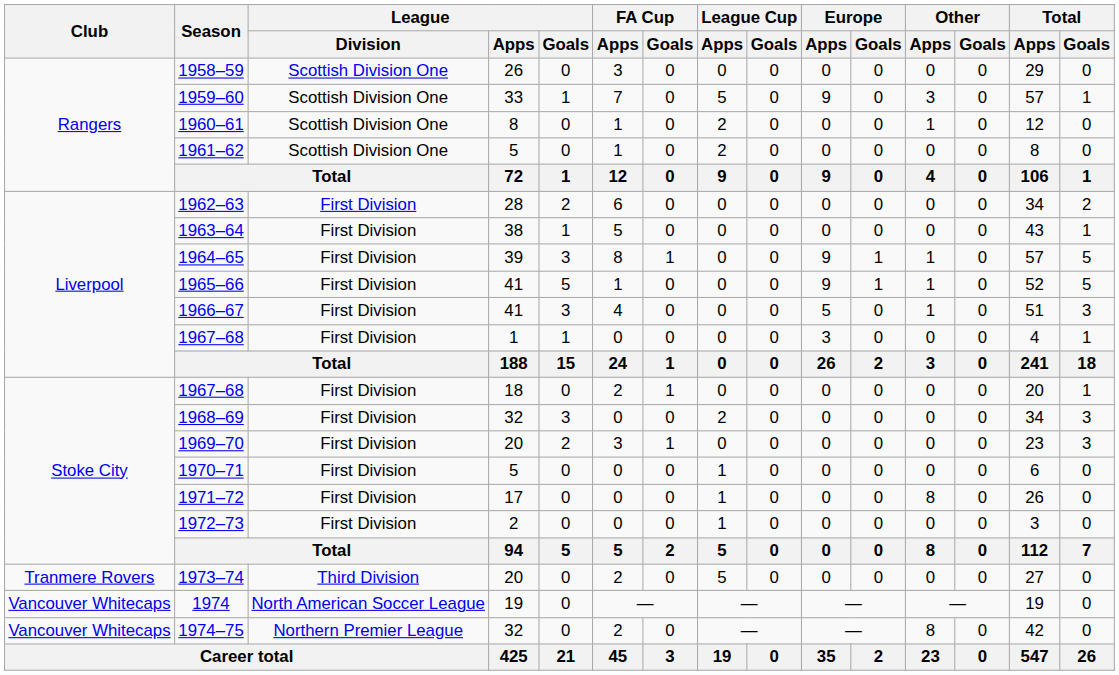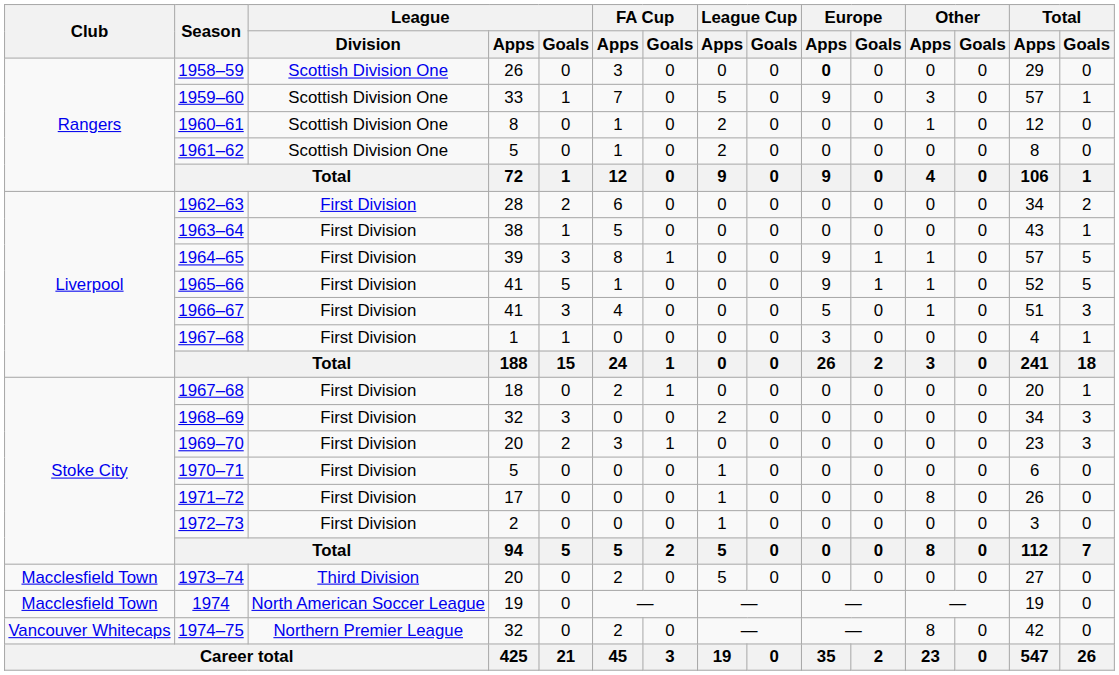(826, 71) normal -> (826, 71) bold
(89, 577) Tranmere Rovers -> (89, 577) Macclesfield Town
(89, 603) Vancouver Whitecaps -> (89, 603) Macclesfield Town
